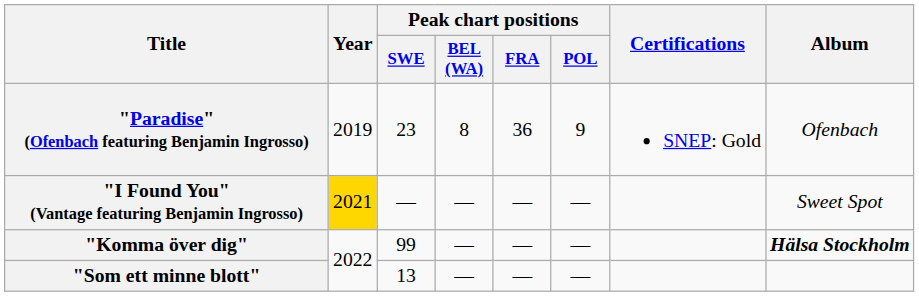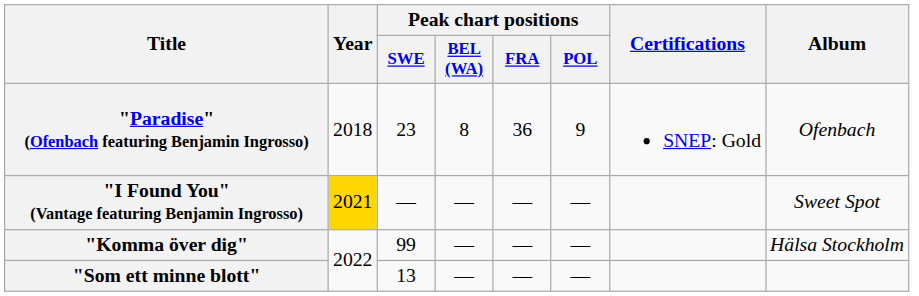(353, 129) 2019 -> (353, 129) 2018
(840, 244) bold -> (837, 244) normal
